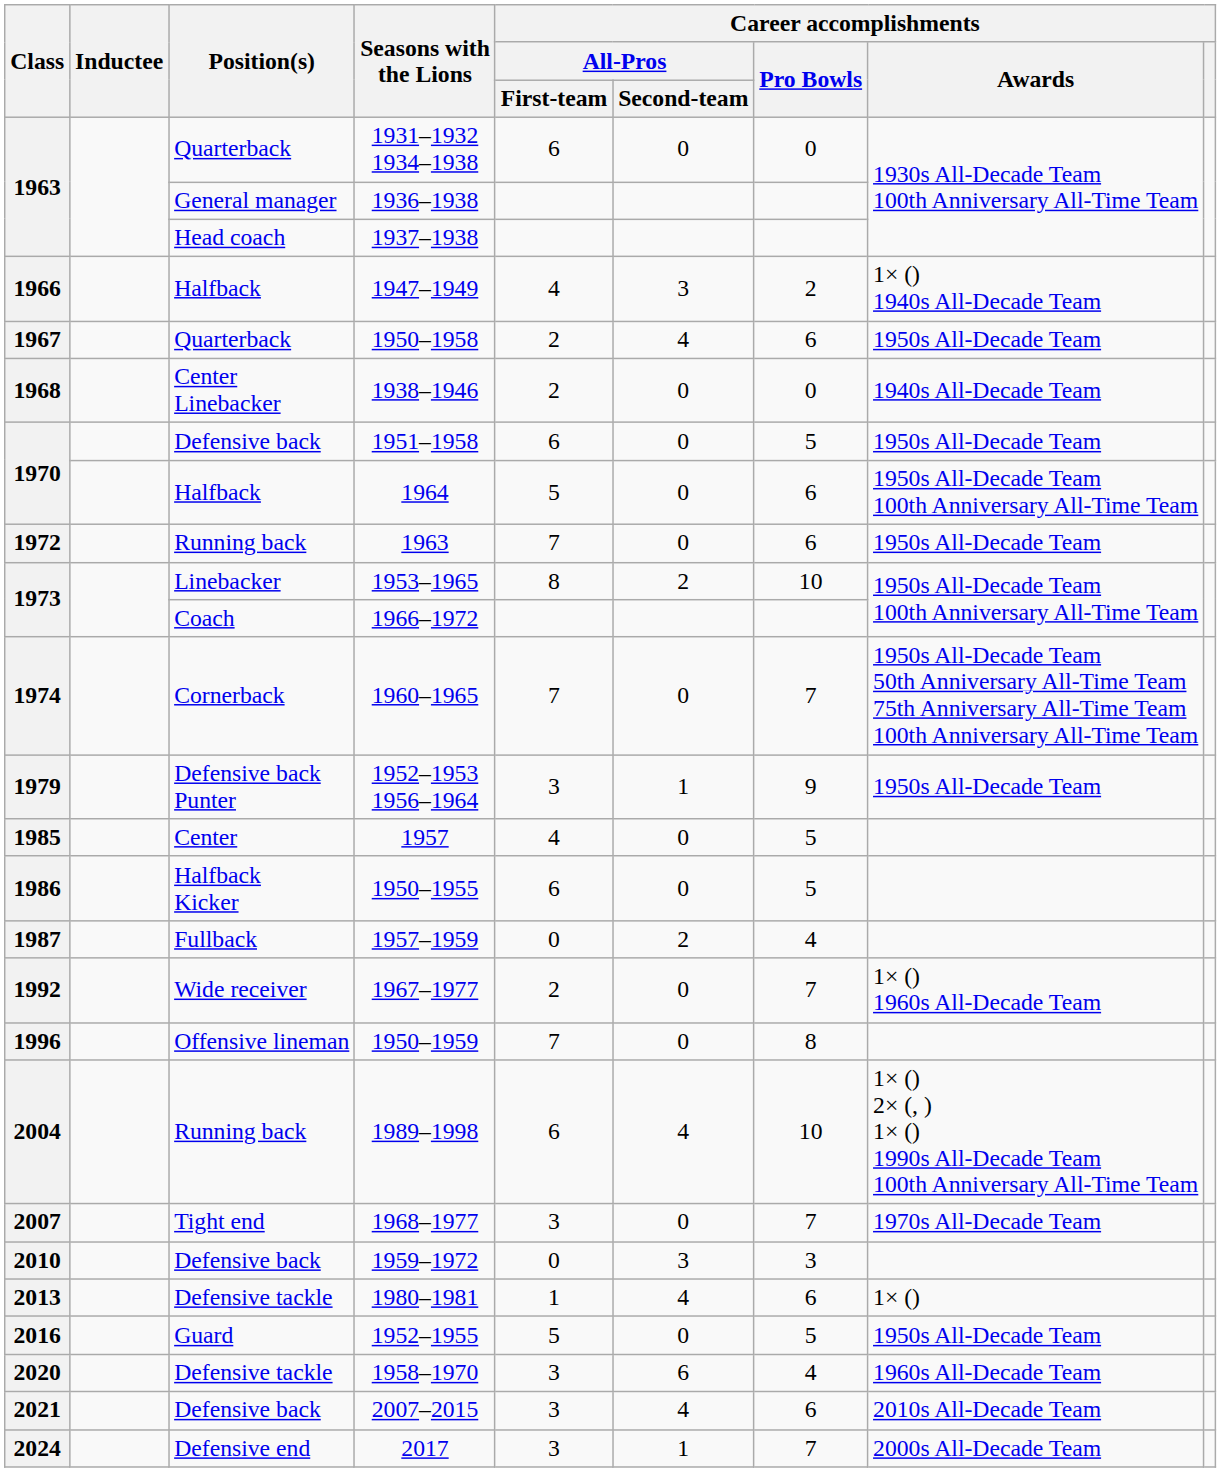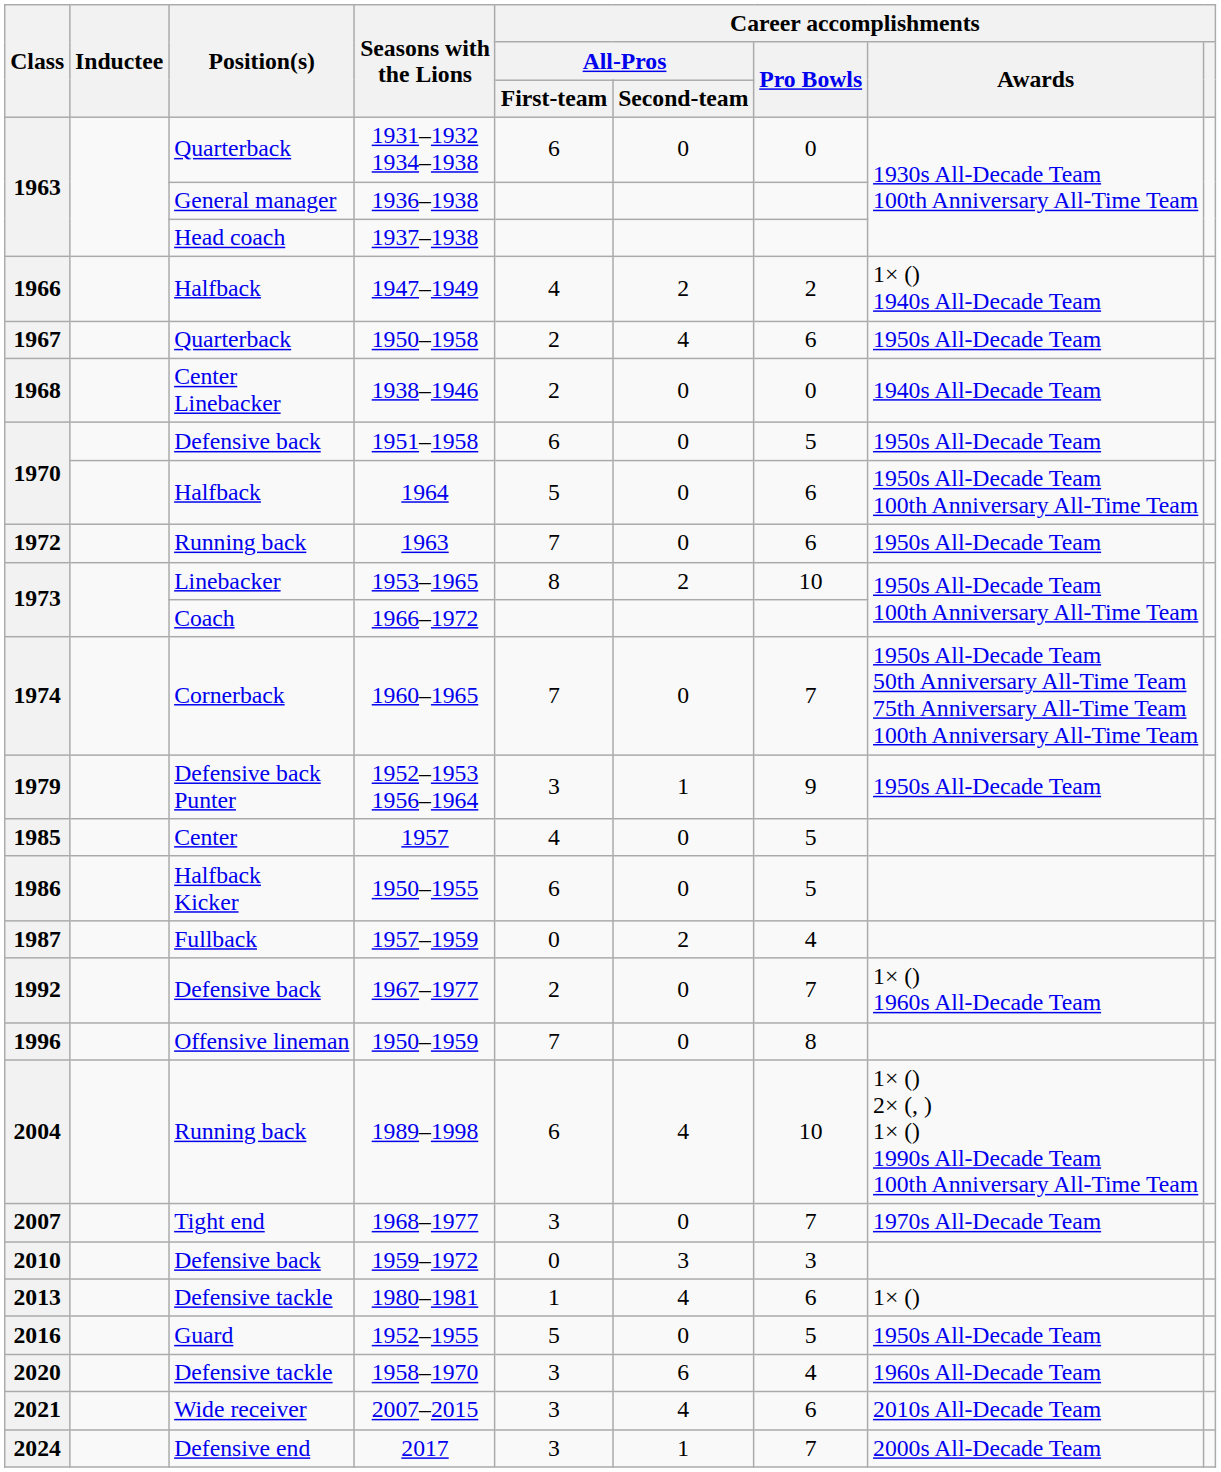(683, 288) 3 -> (683, 288) 2
(240, 989) Wide receiver -> (247, 989) Defensive back
(247, 1410) Defensive back -> (240, 1410) Wide receiver
